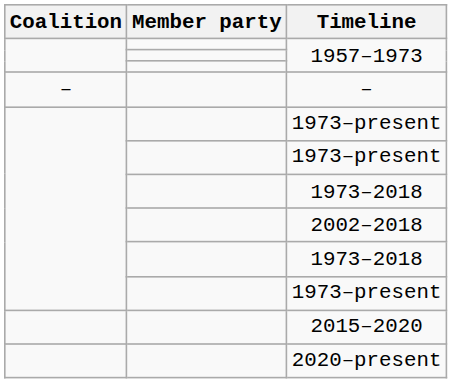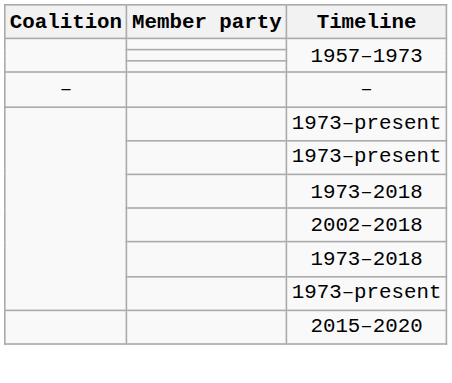- row: (66, 361)
